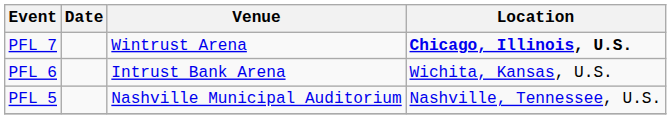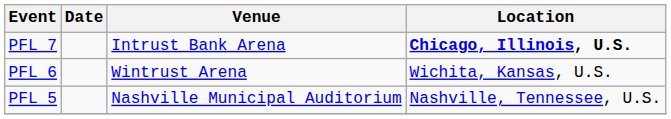(179, 45) Wintrust Arena -> (198, 45) Intrust Bank Arena
(198, 72) Intrust Bank Arena -> (179, 72) Wintrust Arena
